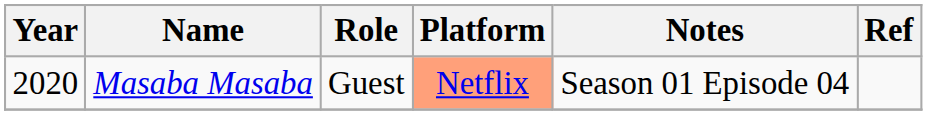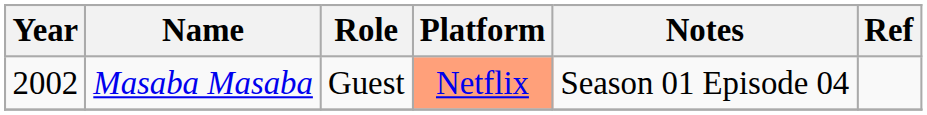(45, 82) 2020 -> (45, 82) 2002
